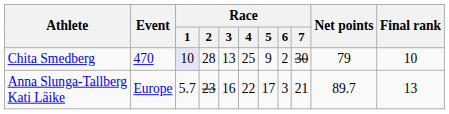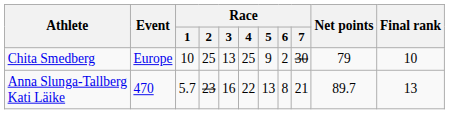(144, 59) 470 -> (153, 59) Europe
(187, 59) lavender background -> (187, 59) no background
(209, 59) 28 -> (209, 59) 25
(153, 89) Europe -> (144, 89) 470
(268, 89) 17 -> (268, 89) 13
(285, 89) 3 -> (285, 89) 8
